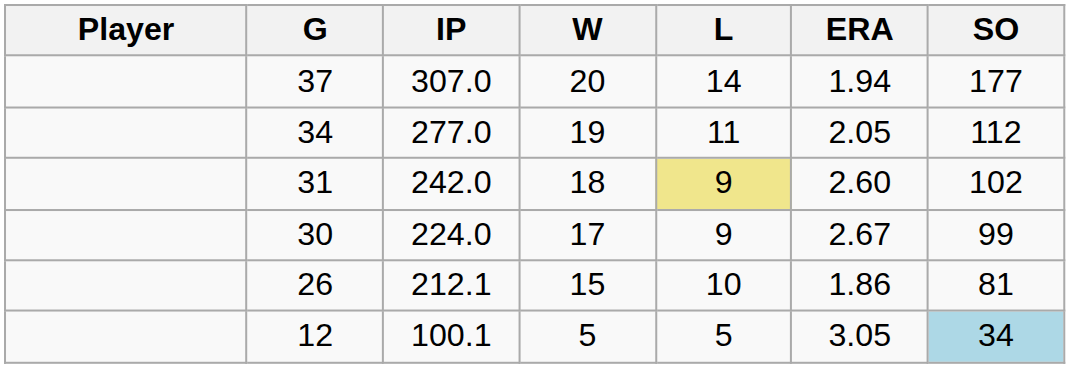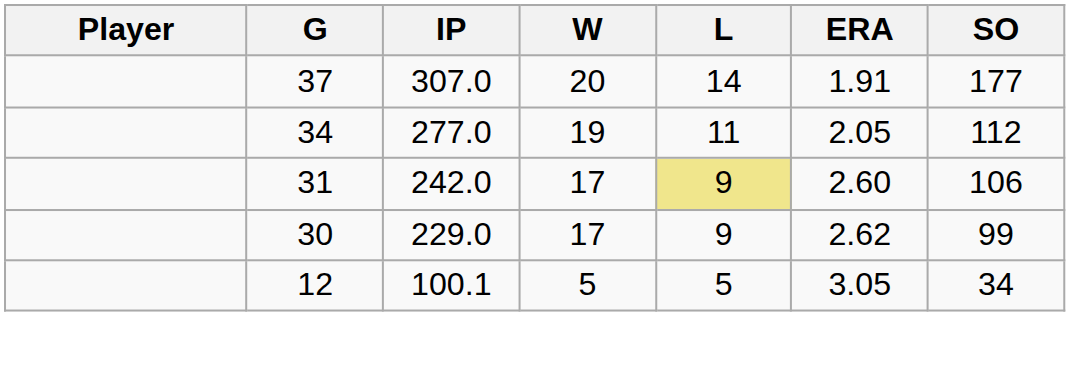(860, 81) 1.94 -> (860, 81) 1.91
(587, 183) 18 -> (587, 183) 17
(996, 183) 102 -> (996, 183) 106
(451, 234) 224.0 -> (451, 234) 229.0
(860, 234) 2.67 -> (860, 234) 2.62
- row: (315, 285)
(996, 336) lightblue background -> (996, 285) no background
